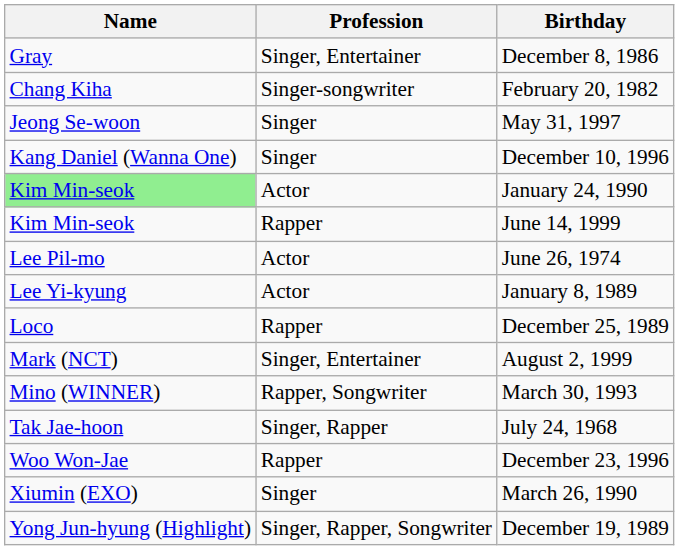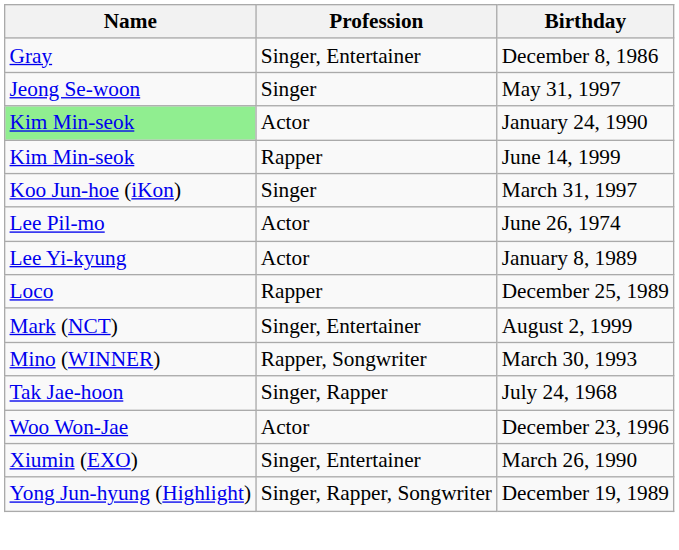- row: (580, 88)
- row: (585, 156)
+ row: (569, 190)
(292, 460) Rapper -> (285, 426) Actor
(289, 493) Singer -> (341, 460) Singer, Entertainer
